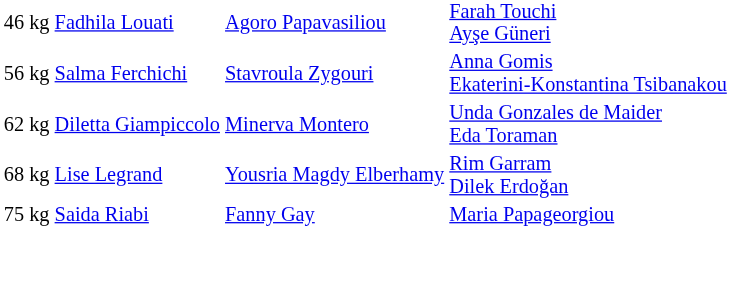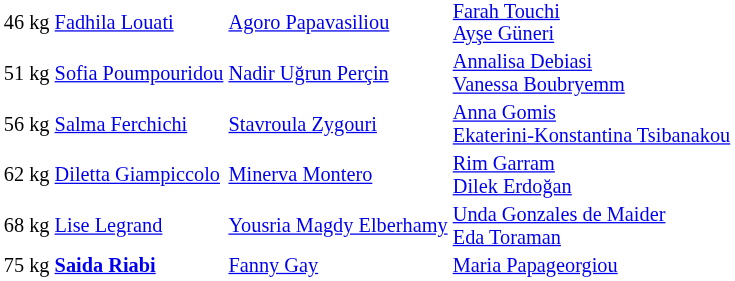+ row: (27, 73)
(556, 124) Unda Gonzales de Maider Eda Toraman -> (512, 174) Rim Garram Dilek Erdoğan
(509, 174) Rim Garram Dilek Erdoğan -> (559, 225) Unda Gonzales de Maider Eda Toraman
(102, 214) normal -> (105, 265) bold
